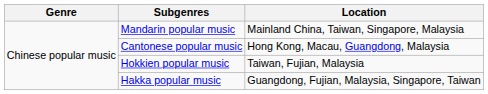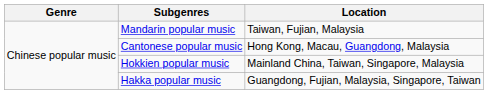(356, 30) Mainland China, Taiwan, Singapore, Malaysia -> (306, 30) Taiwan, Fujian, Malaysia
(306, 64) Taiwan, Fujian, Malaysia -> (356, 64) Mainland China, Taiwan, Singapore, Malaysia
